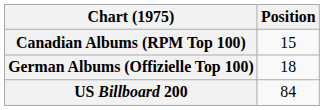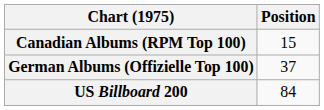(288, 67) 18 -> (288, 67) 37
